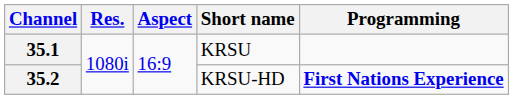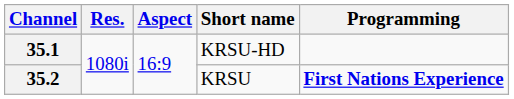(226, 49) KRSU -> (243, 49) KRSU-HD
(243, 79) KRSU-HD -> (226, 79) KRSU
